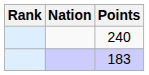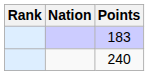rows swapped: (119, 37) <-> (119, 59)
